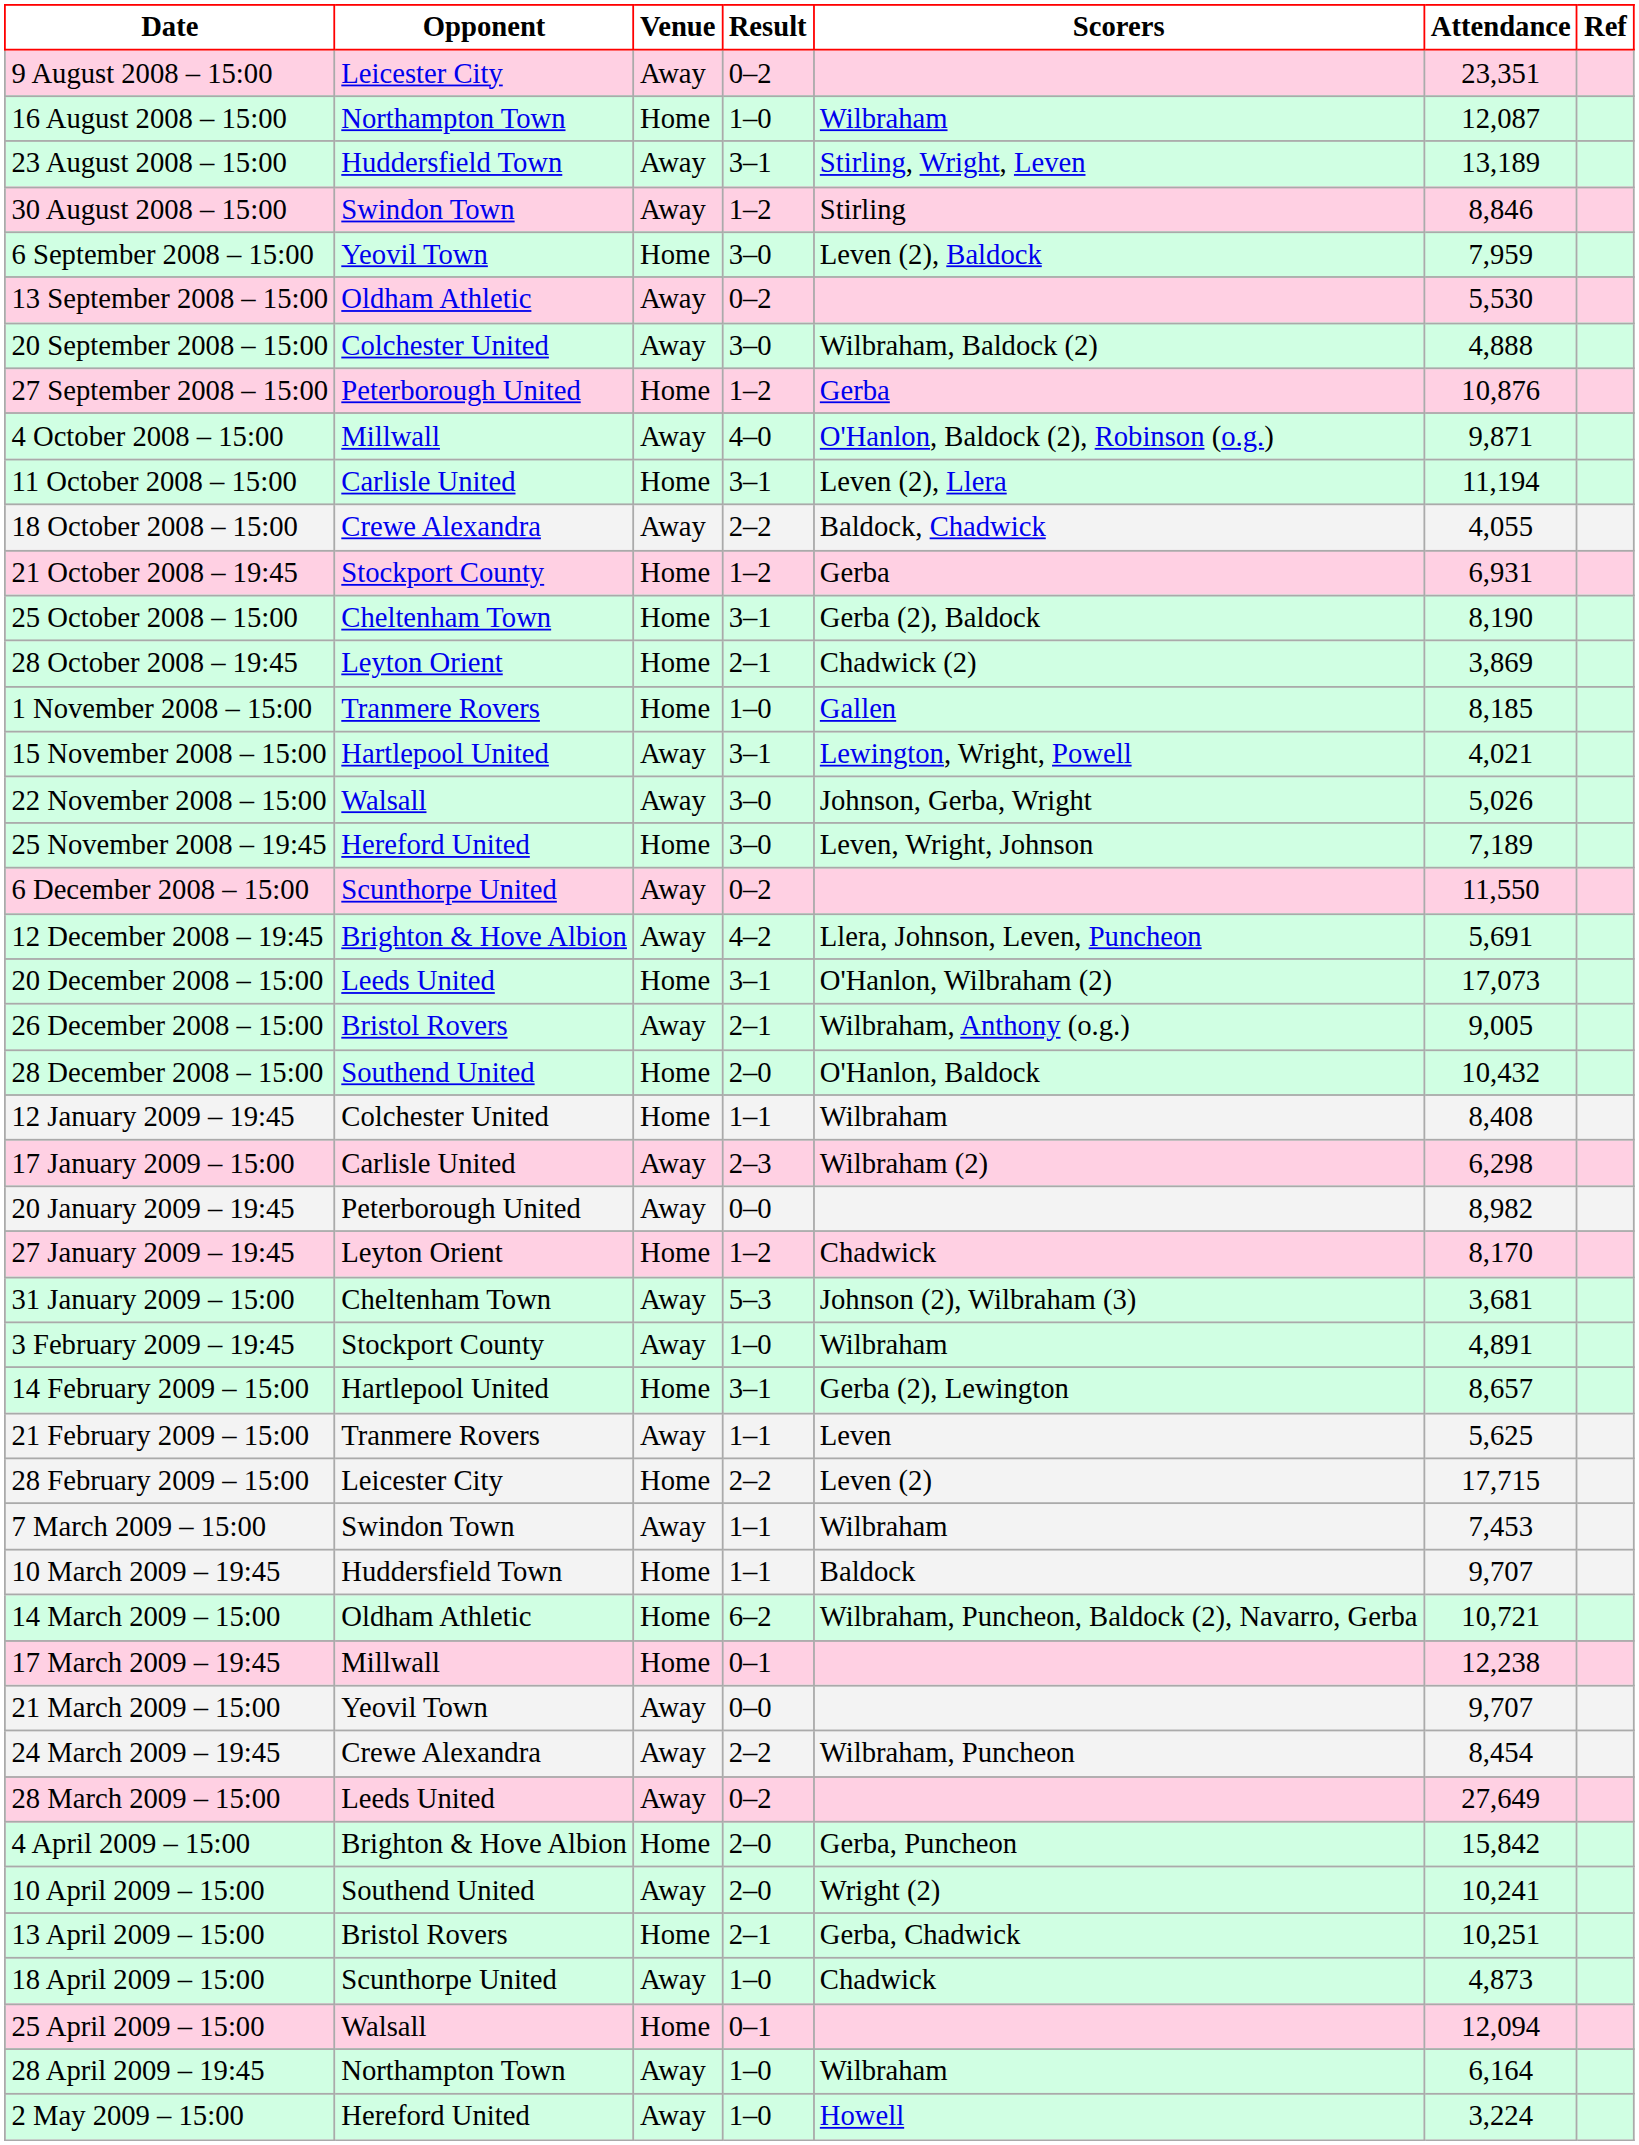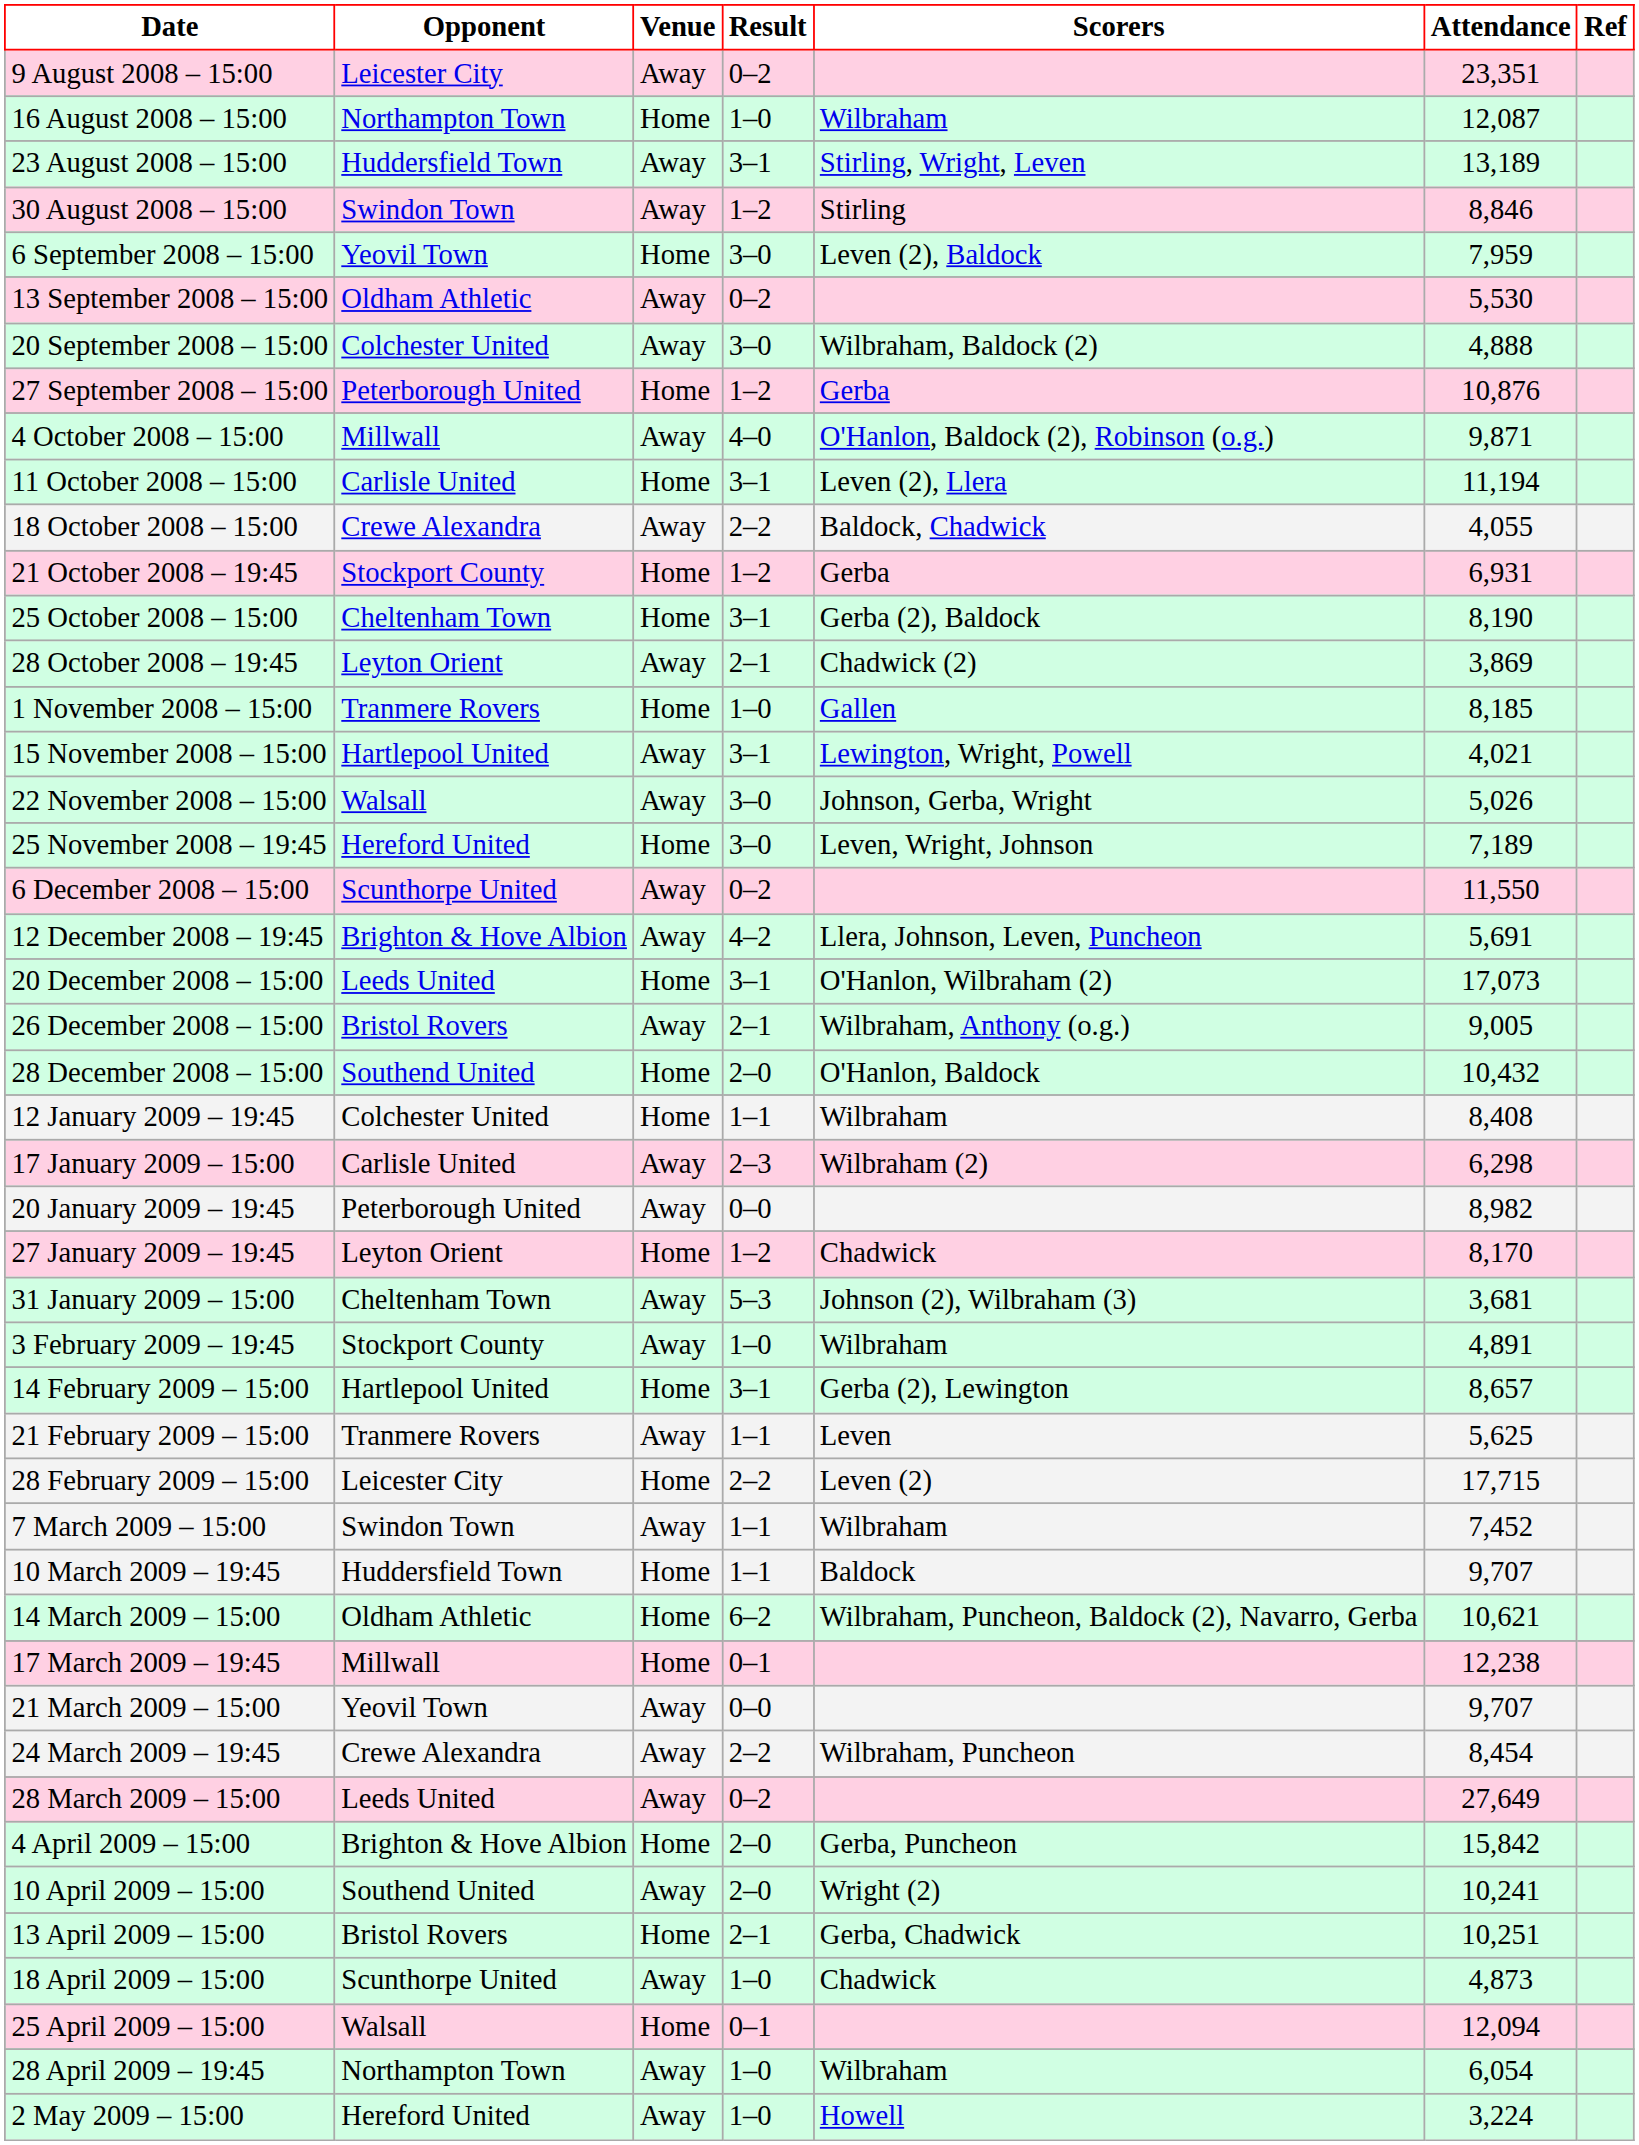(675, 663) Home -> (673, 663) Away
(1501, 1526) 7,453 -> (1501, 1526) 7,452
(1501, 1616) 10,721 -> (1501, 1616) 10,621
(1501, 2071) 6,164 -> (1501, 2071) 6,054
